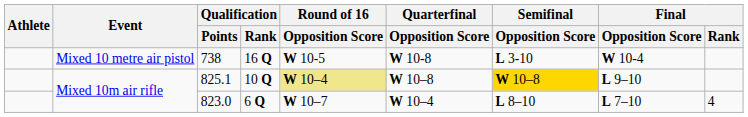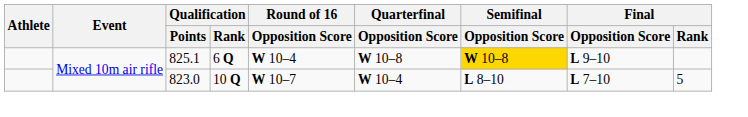- row: (211, 58)
(258, 79) 10 Q -> (223, 58) 6 Q
(305, 79) khaki background -> (274, 58) no background
(255, 101) 6 Q -> (227, 79) 10 Q
(711, 101) 4 -> (680, 79) 5
